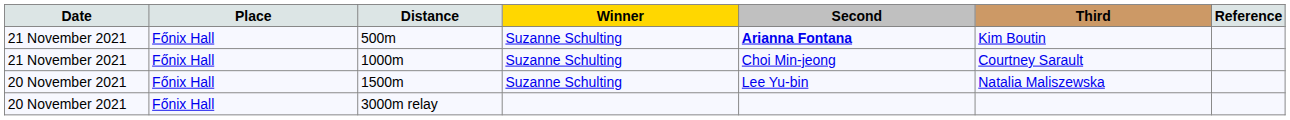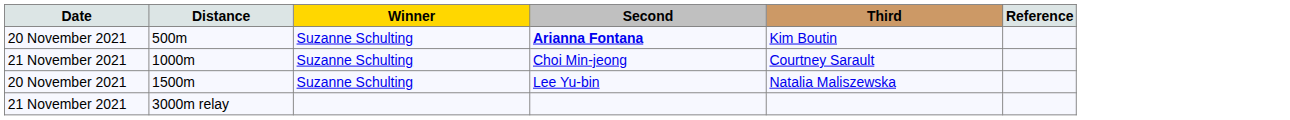- column: (253, 16)
(67, 38) 21 November 2021 -> (67, 38) 20 November 2021
(67, 104) 20 November 2021 -> (67, 104) 21 November 2021
